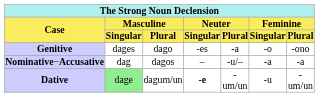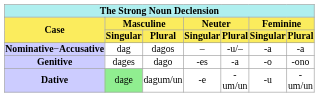rows swapped: (55, 62) <-> (55, 49)
(202, 80) bold -> (202, 80) normal
